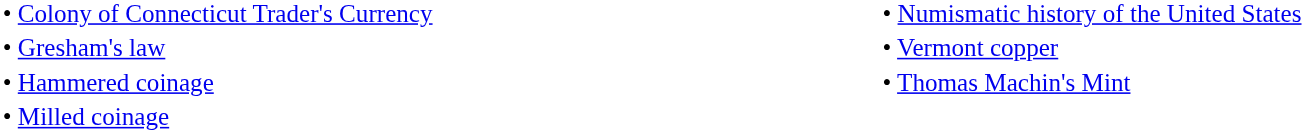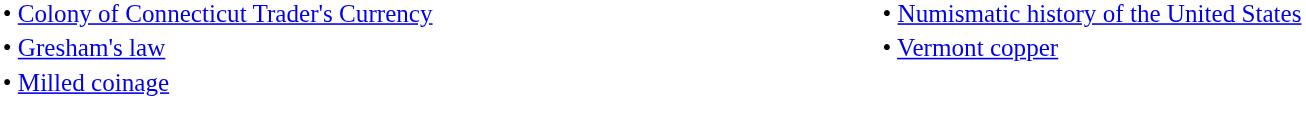- row: (108, 82)
